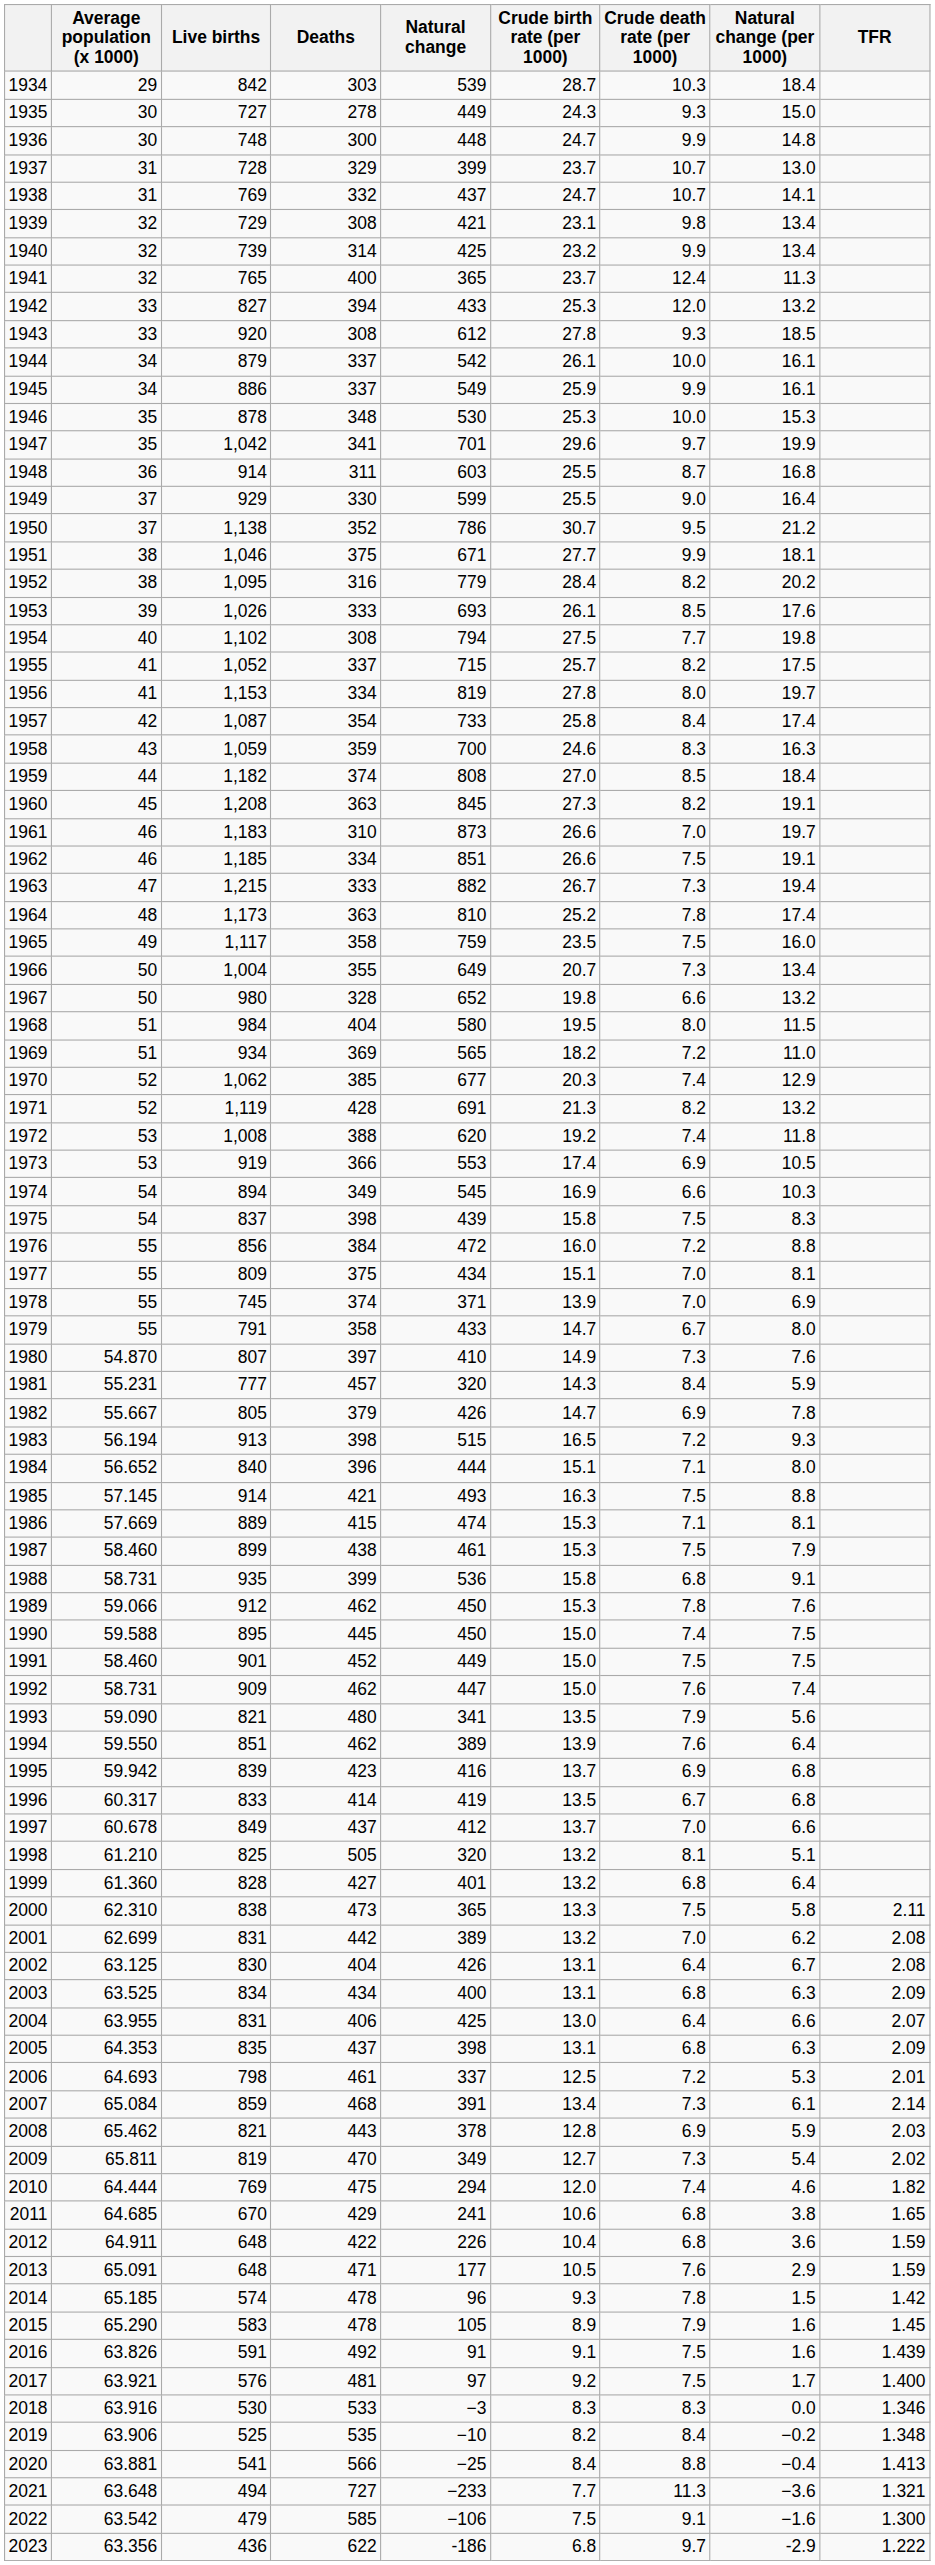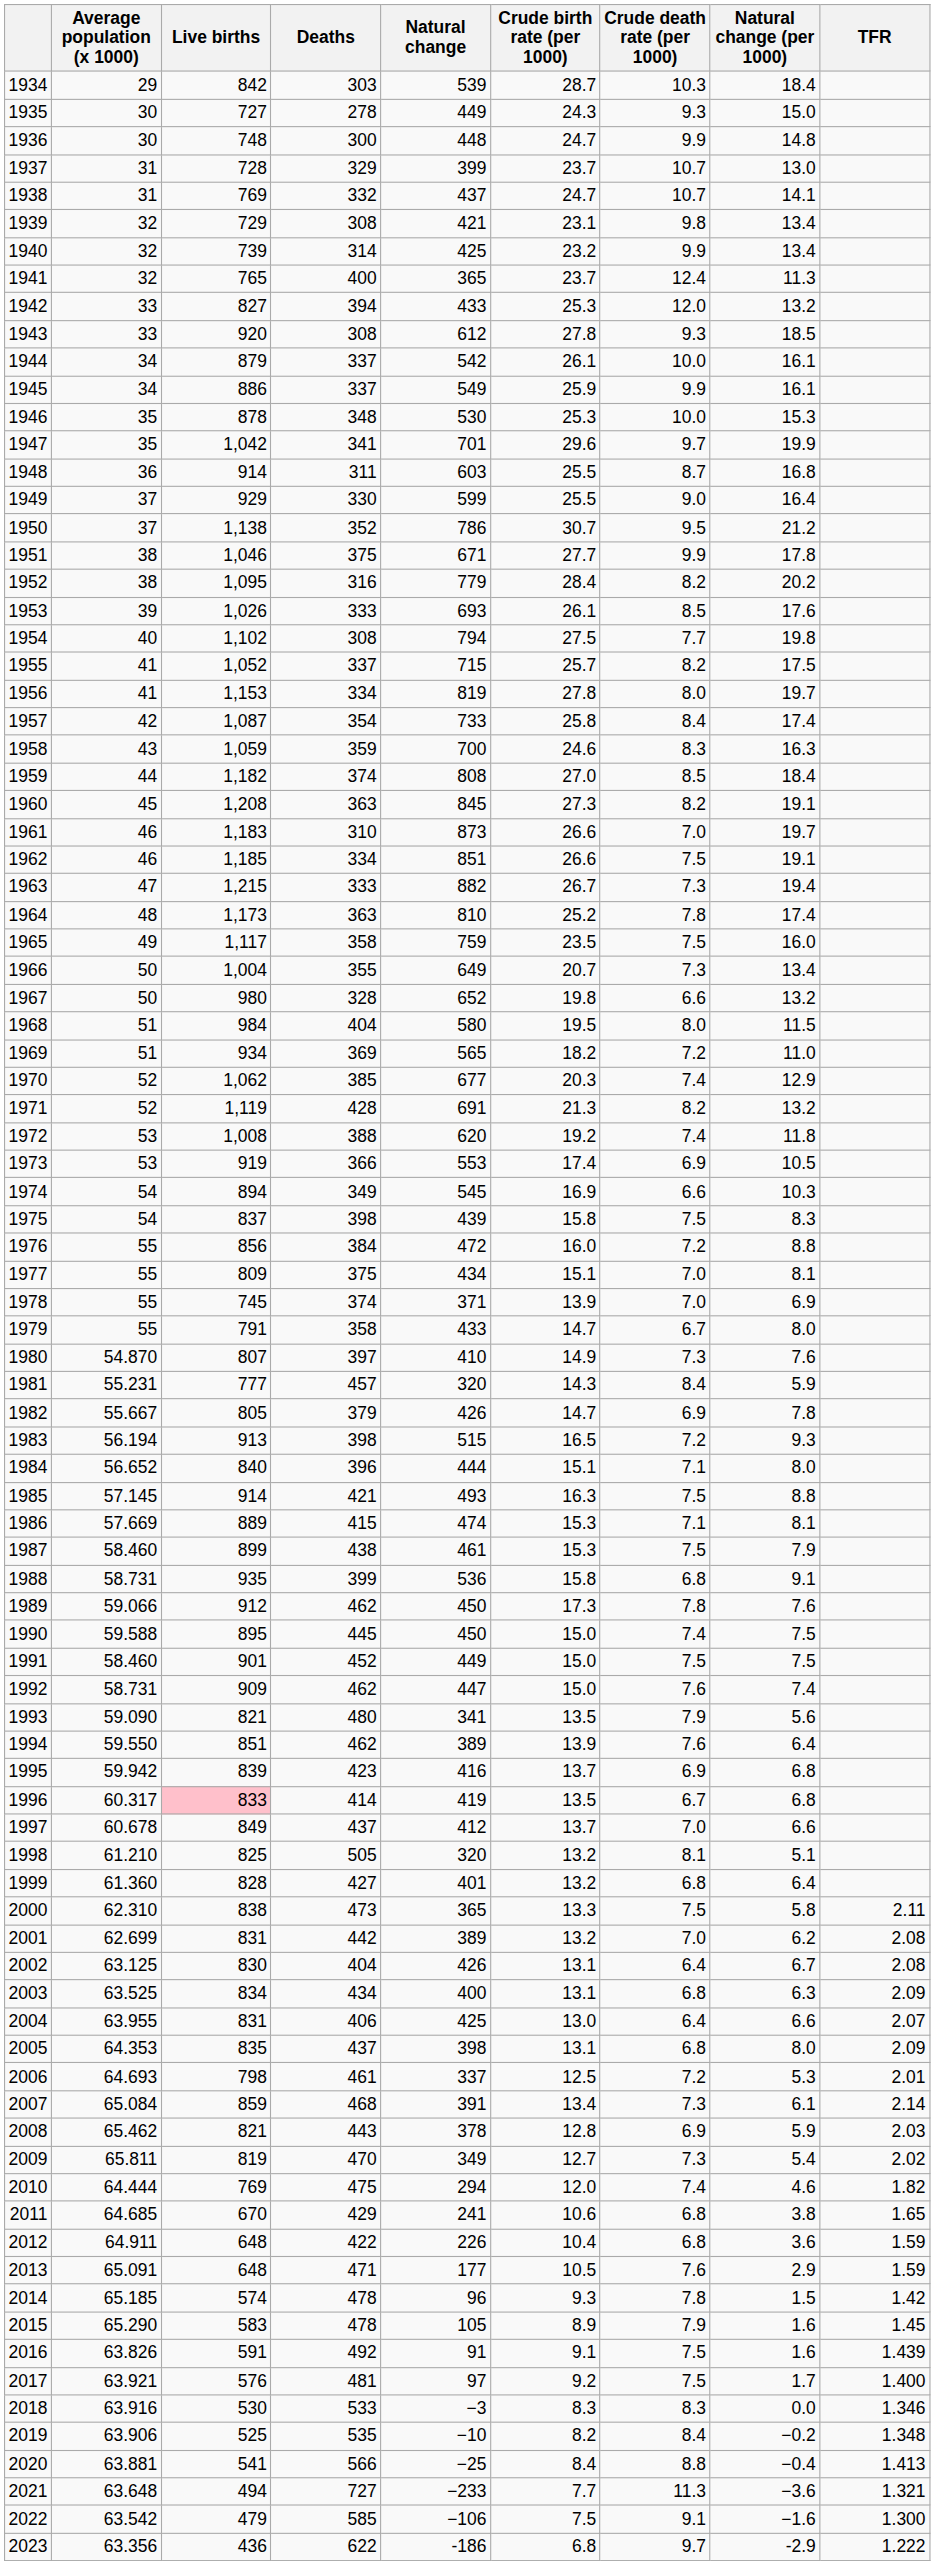(799, 555) 18.1 -> (799, 555) 17.8
(579, 1606) 15.3 -> (579, 1606) 17.3
(252, 1800) no background -> (252, 1800) pink background
(804, 2048) 6.3 -> (804, 2048) 8.0
